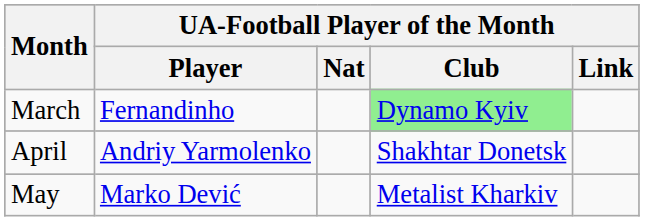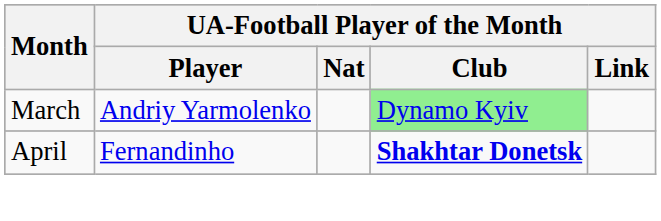(167, 109) Fernandinho -> (205, 109) Andriy Yarmolenko
(205, 151) Andriy Yarmolenko -> (167, 151) Fernandinho
(472, 151) normal -> (479, 151) bold
- row: (35, 194)
